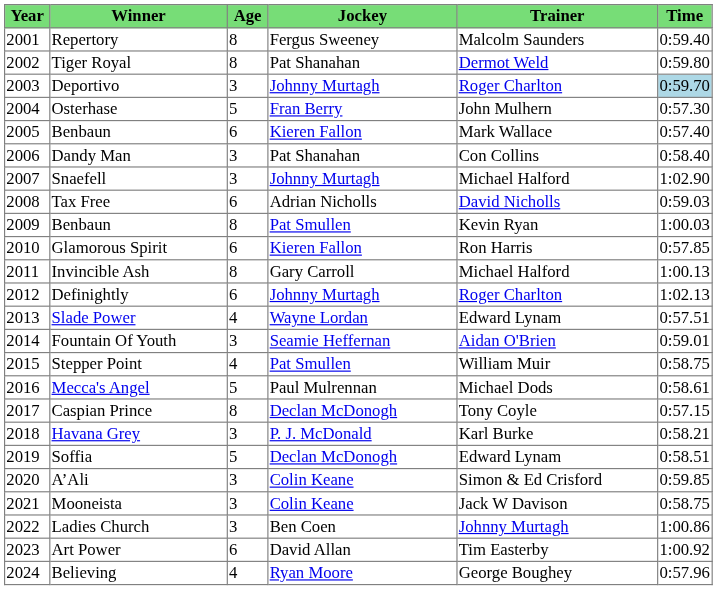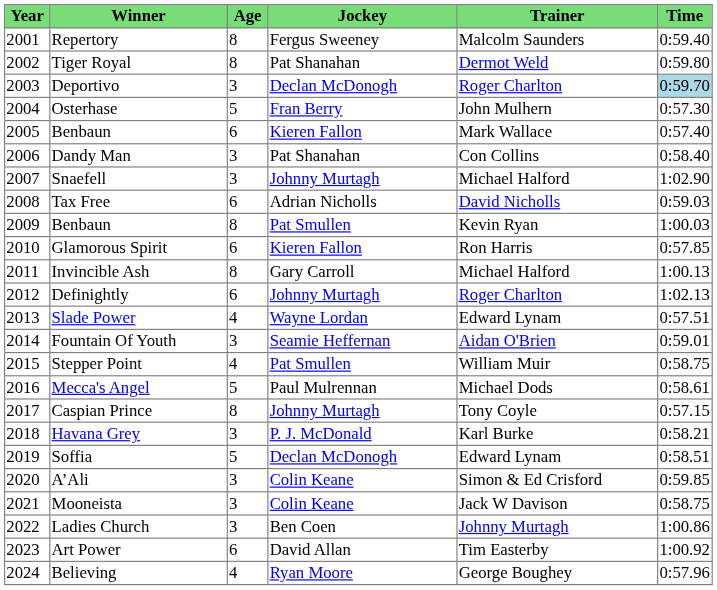(325, 85) Johnny Murtagh -> (333, 85) Declan McDonogh
(333, 410) Declan McDonogh -> (325, 410) Johnny Murtagh
